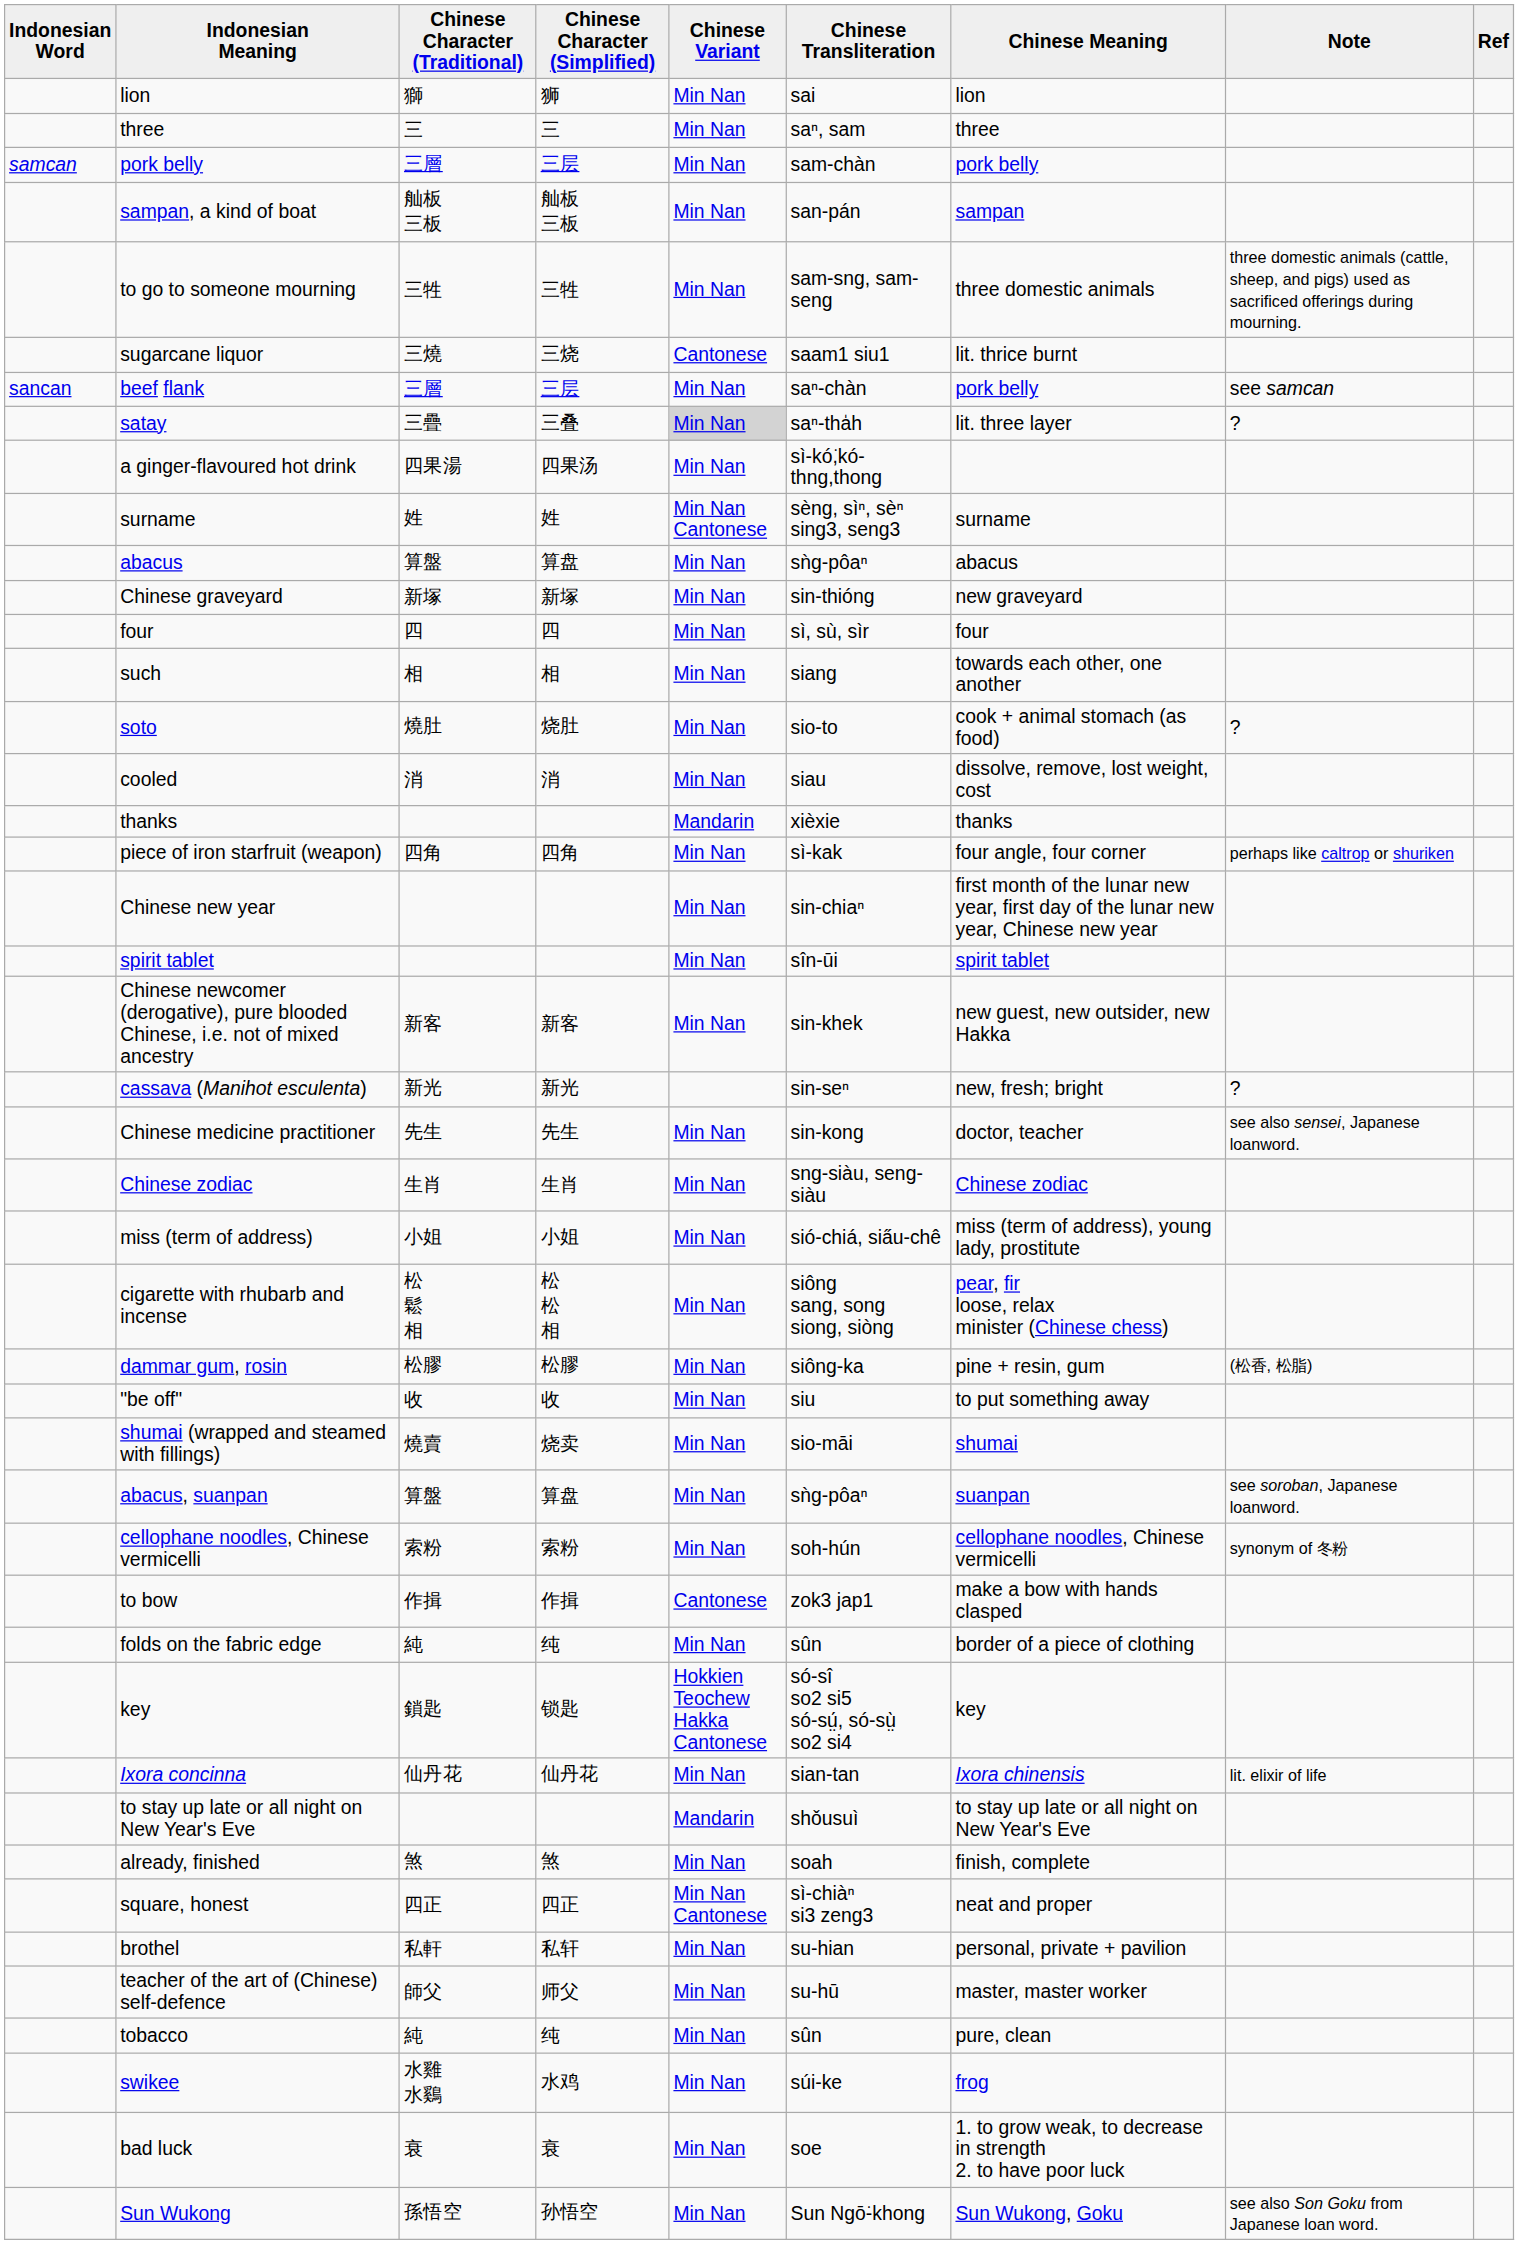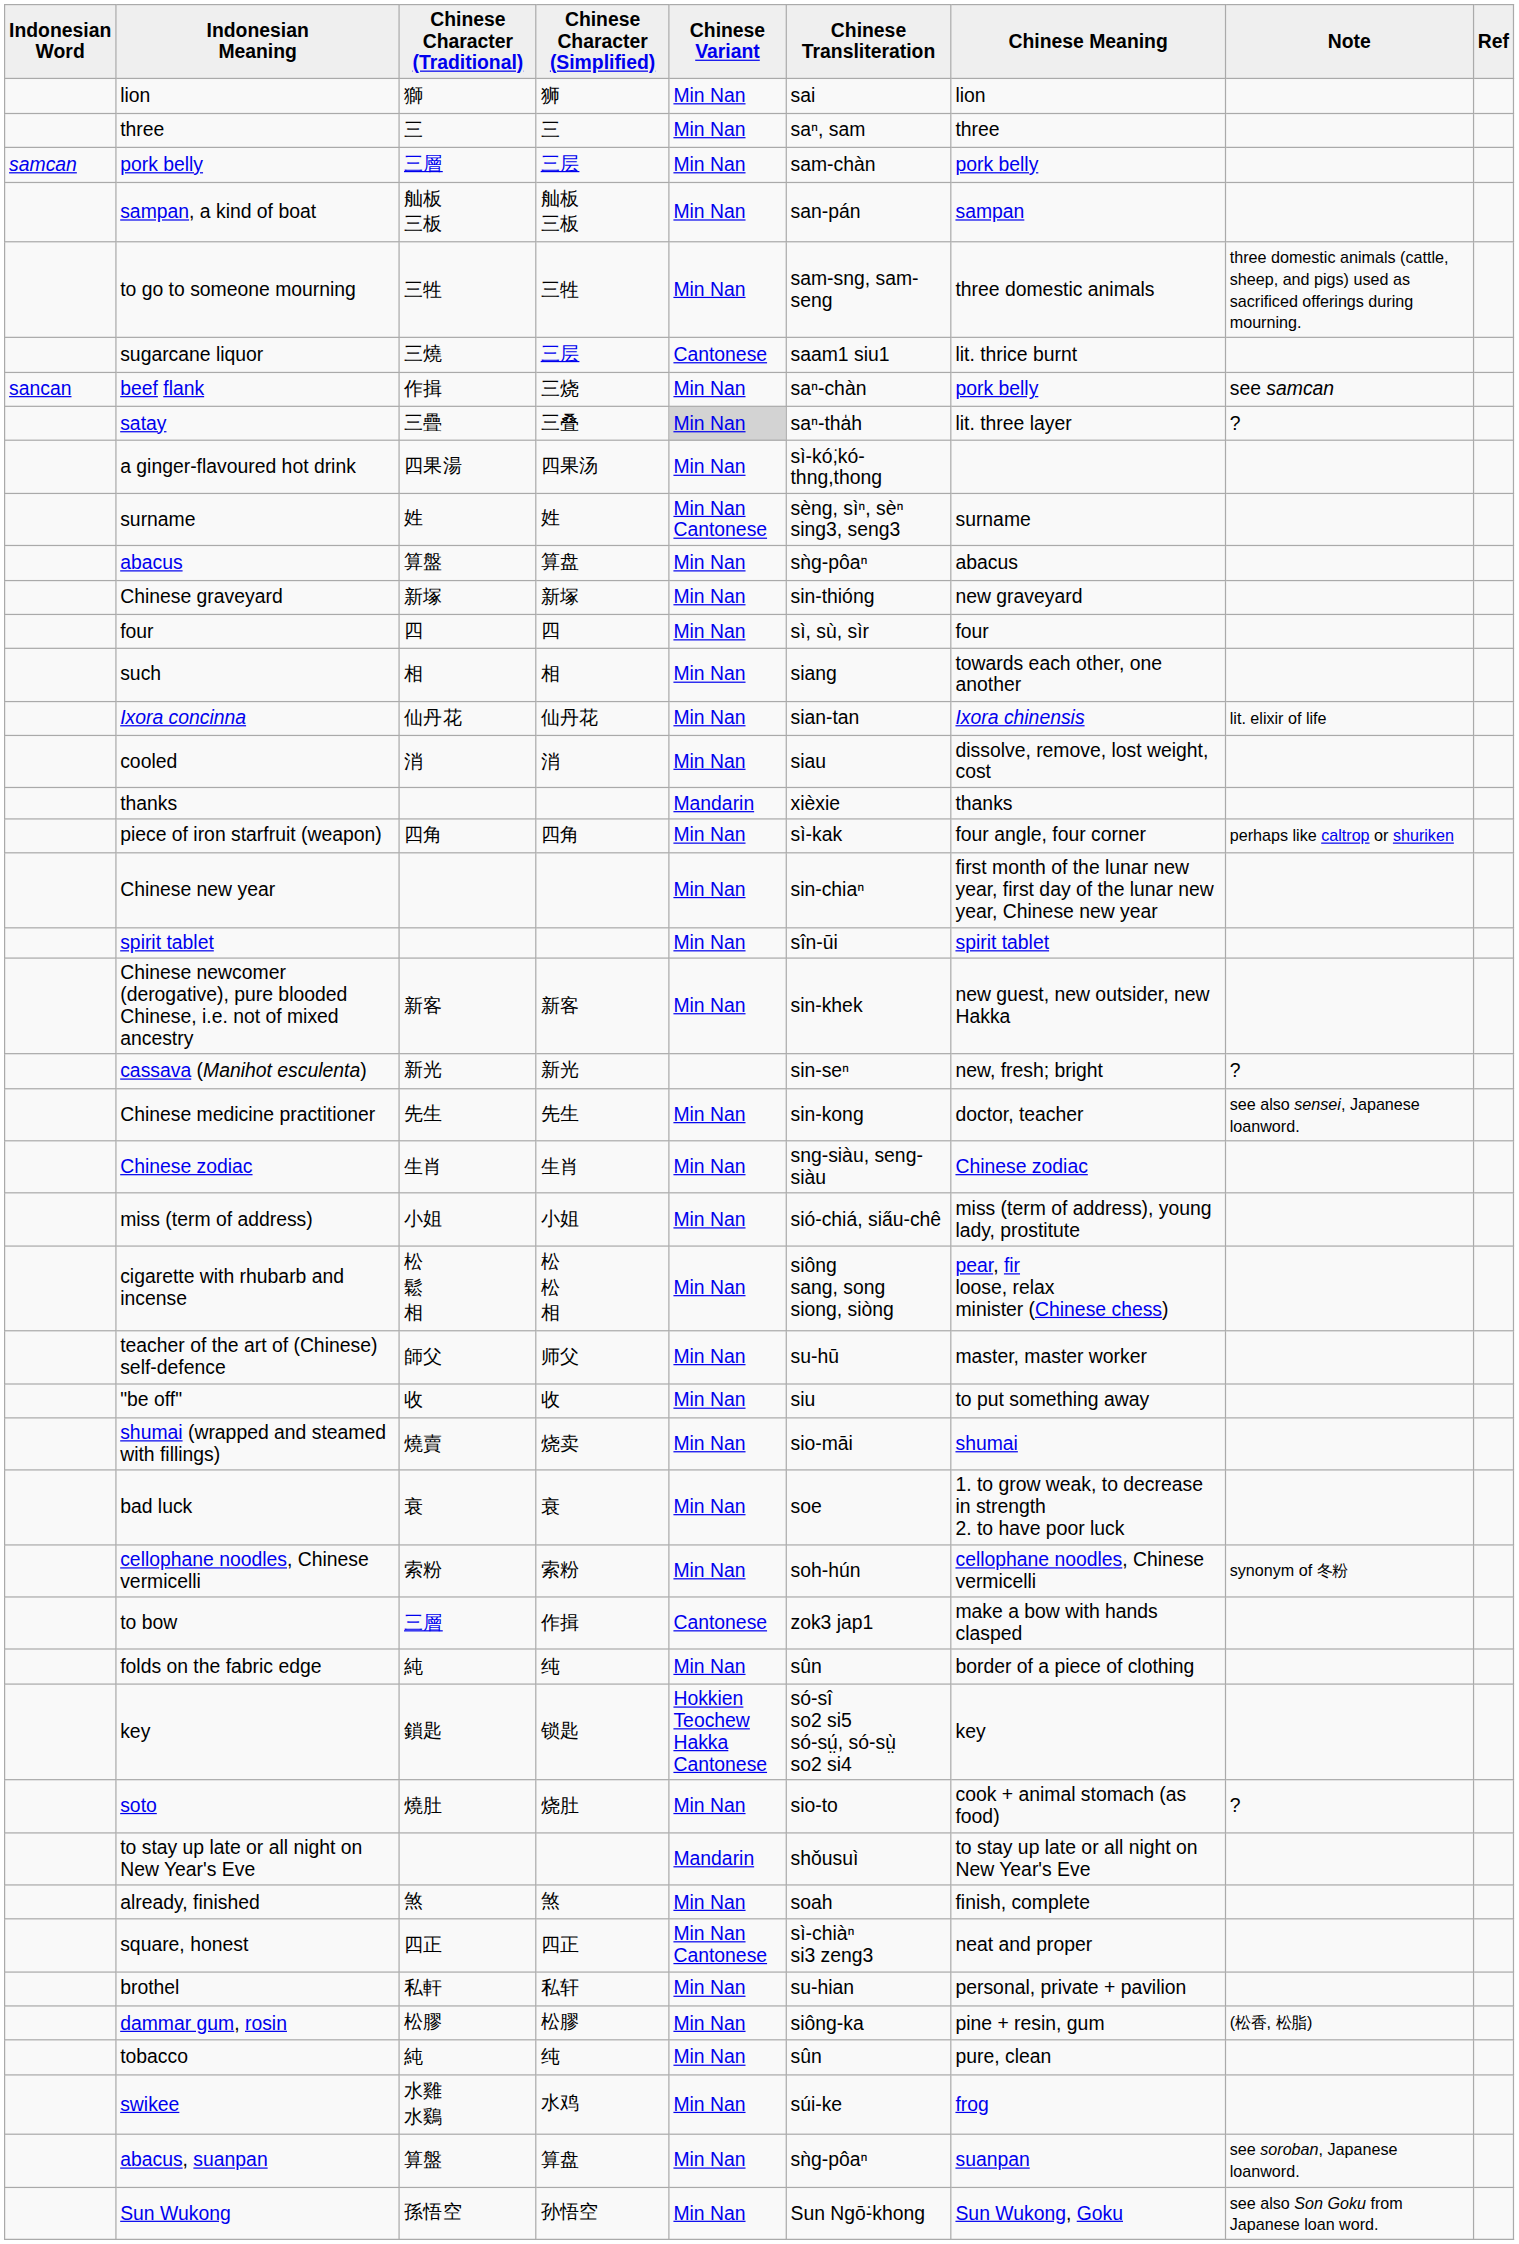(560, 354) 三烧 -> (560, 354) 三层
(423, 388) 三層 -> (423, 388) 作揖
(560, 388) 三层 -> (560, 388) 三烧
rows swapped: (183, 1775) <-> (138, 727)
rows swapped: (204, 1366) <-> (249, 1992)
rows swapped: (156, 2149) <-> (194, 1496)
(423, 1600) 作揖 -> (423, 1622) 三層
